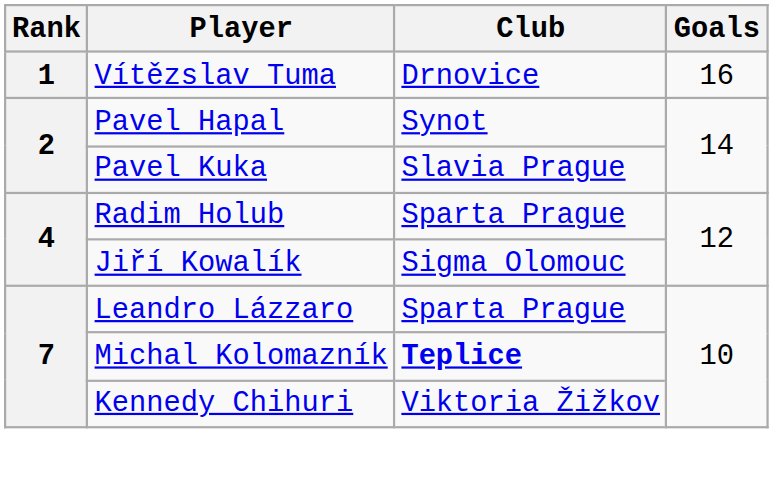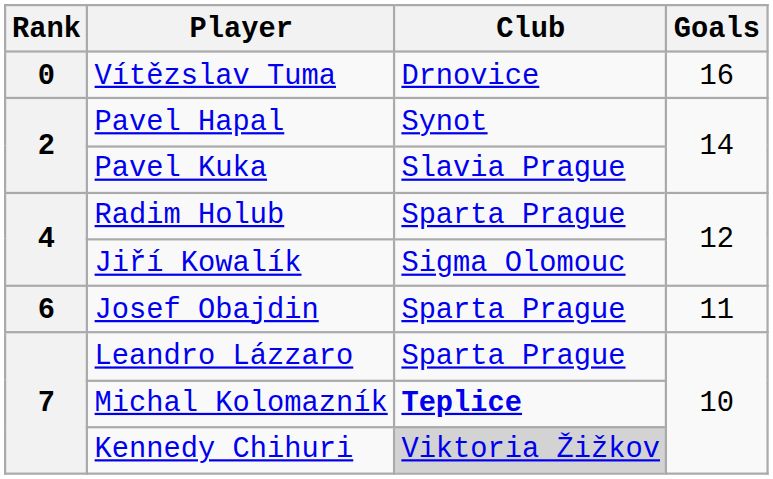(46, 75) 1 -> (46, 75) 0
+ row: (207, 309)
(531, 403) no background -> (531, 450) lightgrey background
